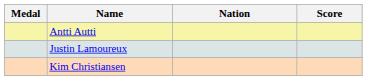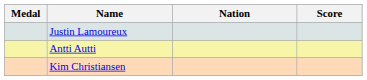rows swapped: (73, 31) <-> (88, 49)
